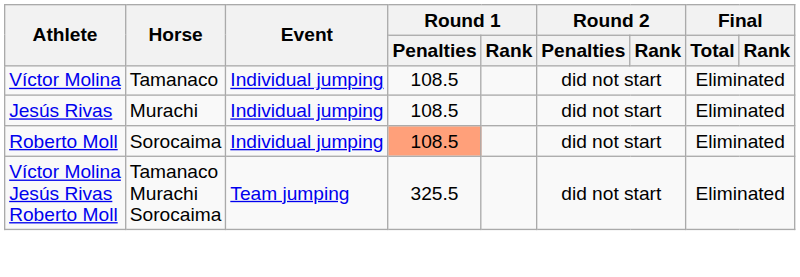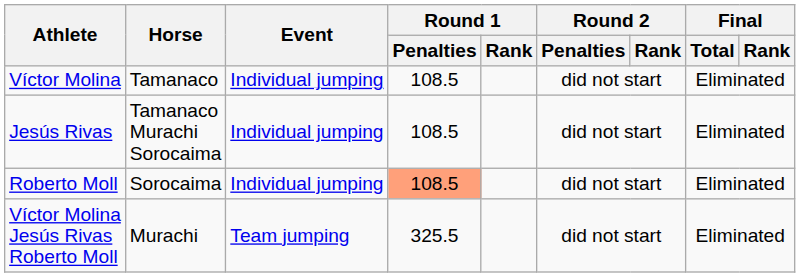(164, 111) Murachi -> (176, 132) Tamanaco Murachi Sorocaima
(176, 193) Tamanaco Murachi Sorocaima -> (164, 235) Murachi
